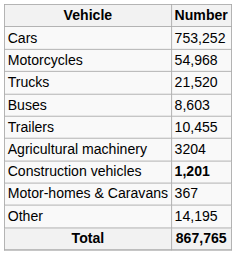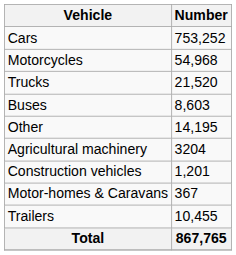rows swapped: (31, 127) <-> (25, 216)
(192, 171) bold -> (192, 171) normal
